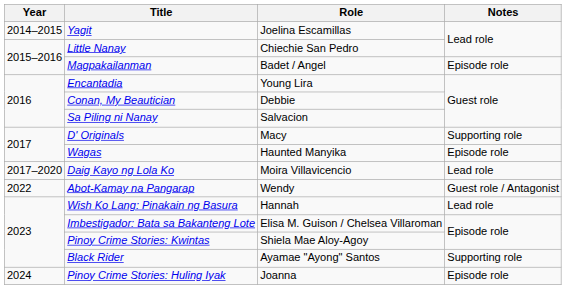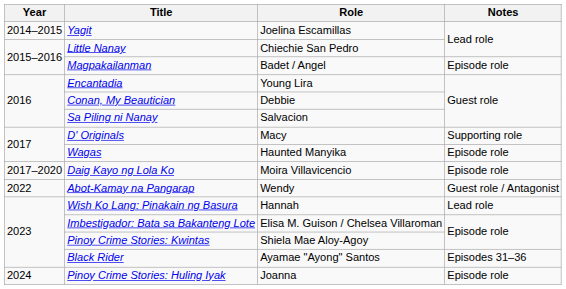(470, 170) Lead role -> (478, 170) Episode role
(485, 258) Supporting role -> (487, 258) Episodes 31–36
